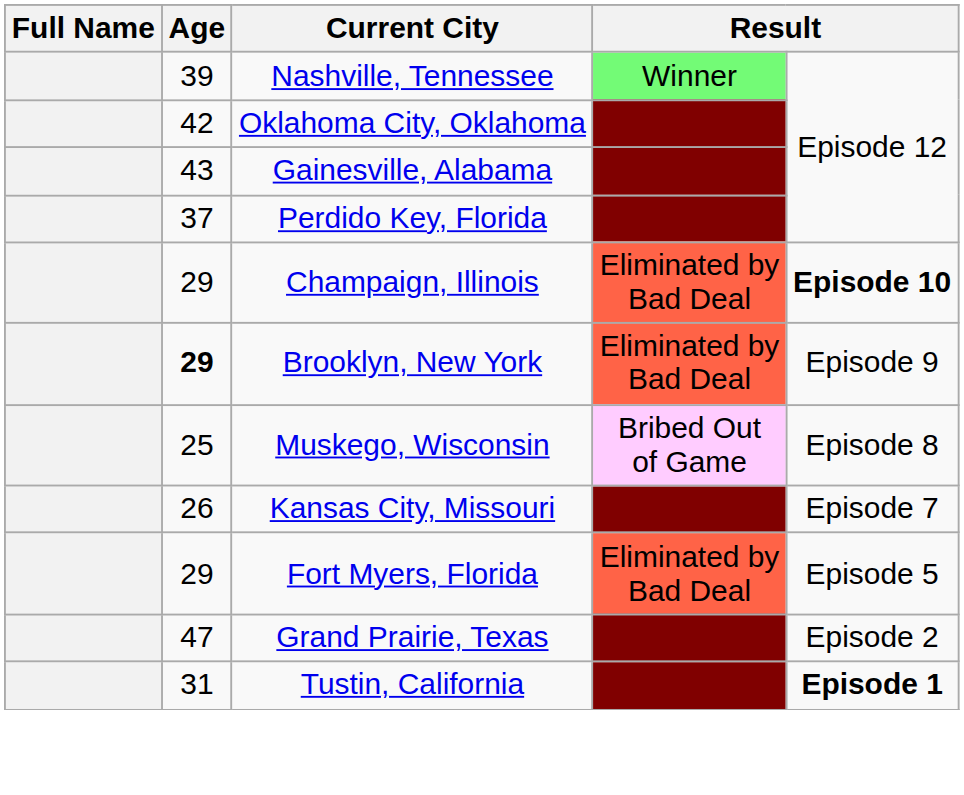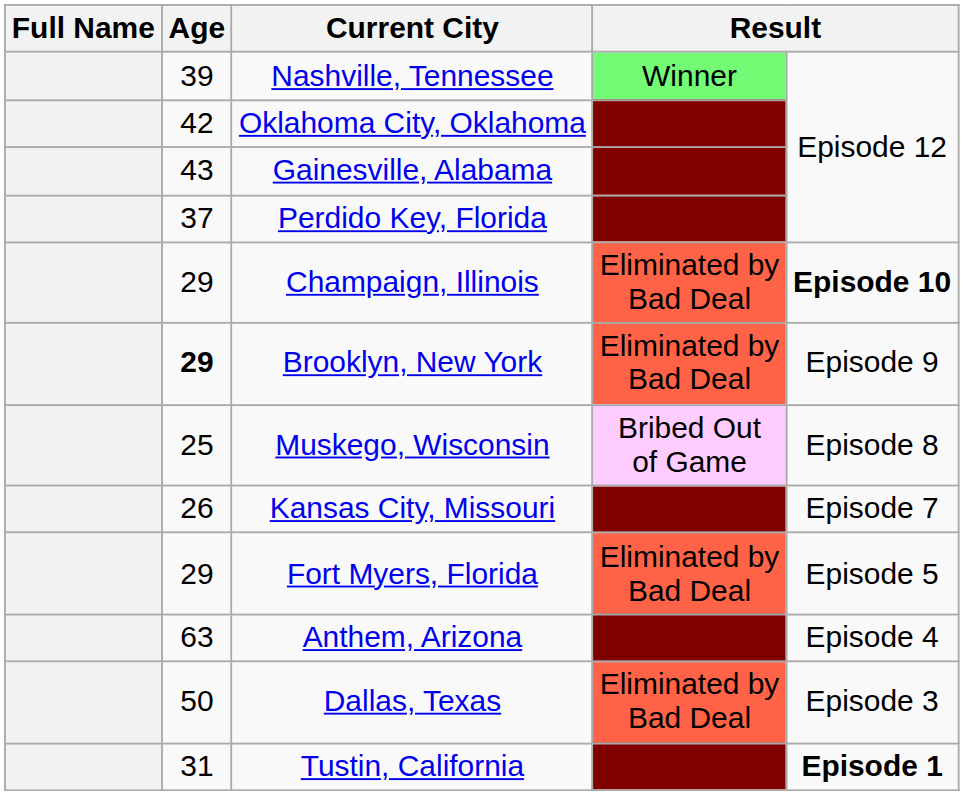+ row: (412, 637)
+ row: (412, 701)
- row: (412, 637)
